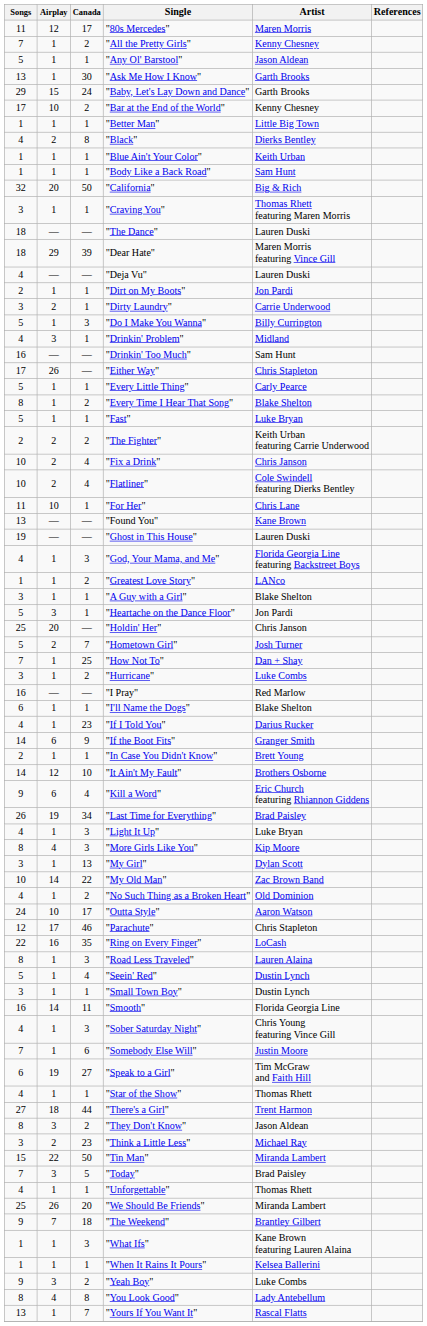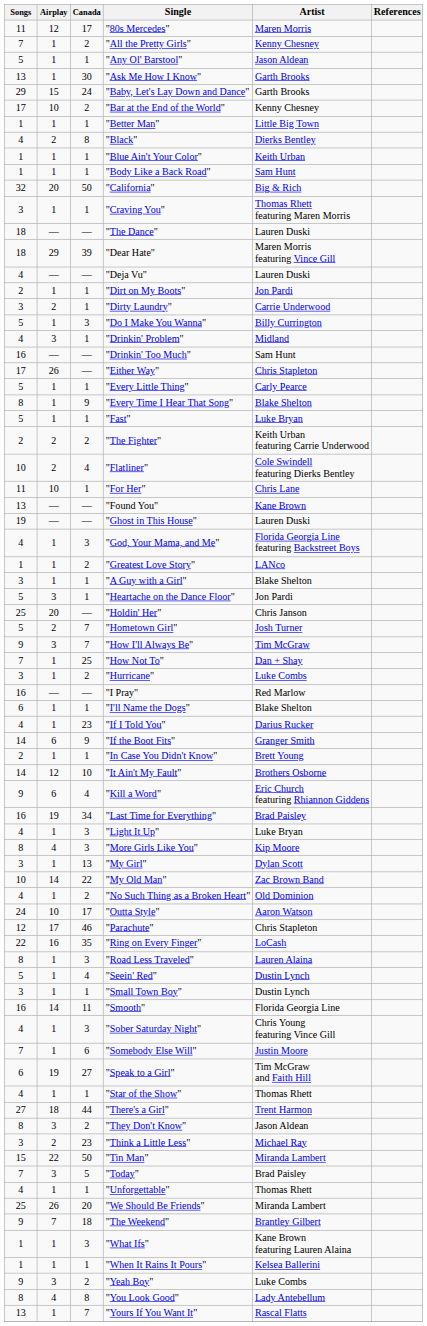(87, 402) 2 -> (87, 402) 9
- row: (133, 462)
+ row: (149, 644)
(21, 815) 26 -> (21, 815) 16
